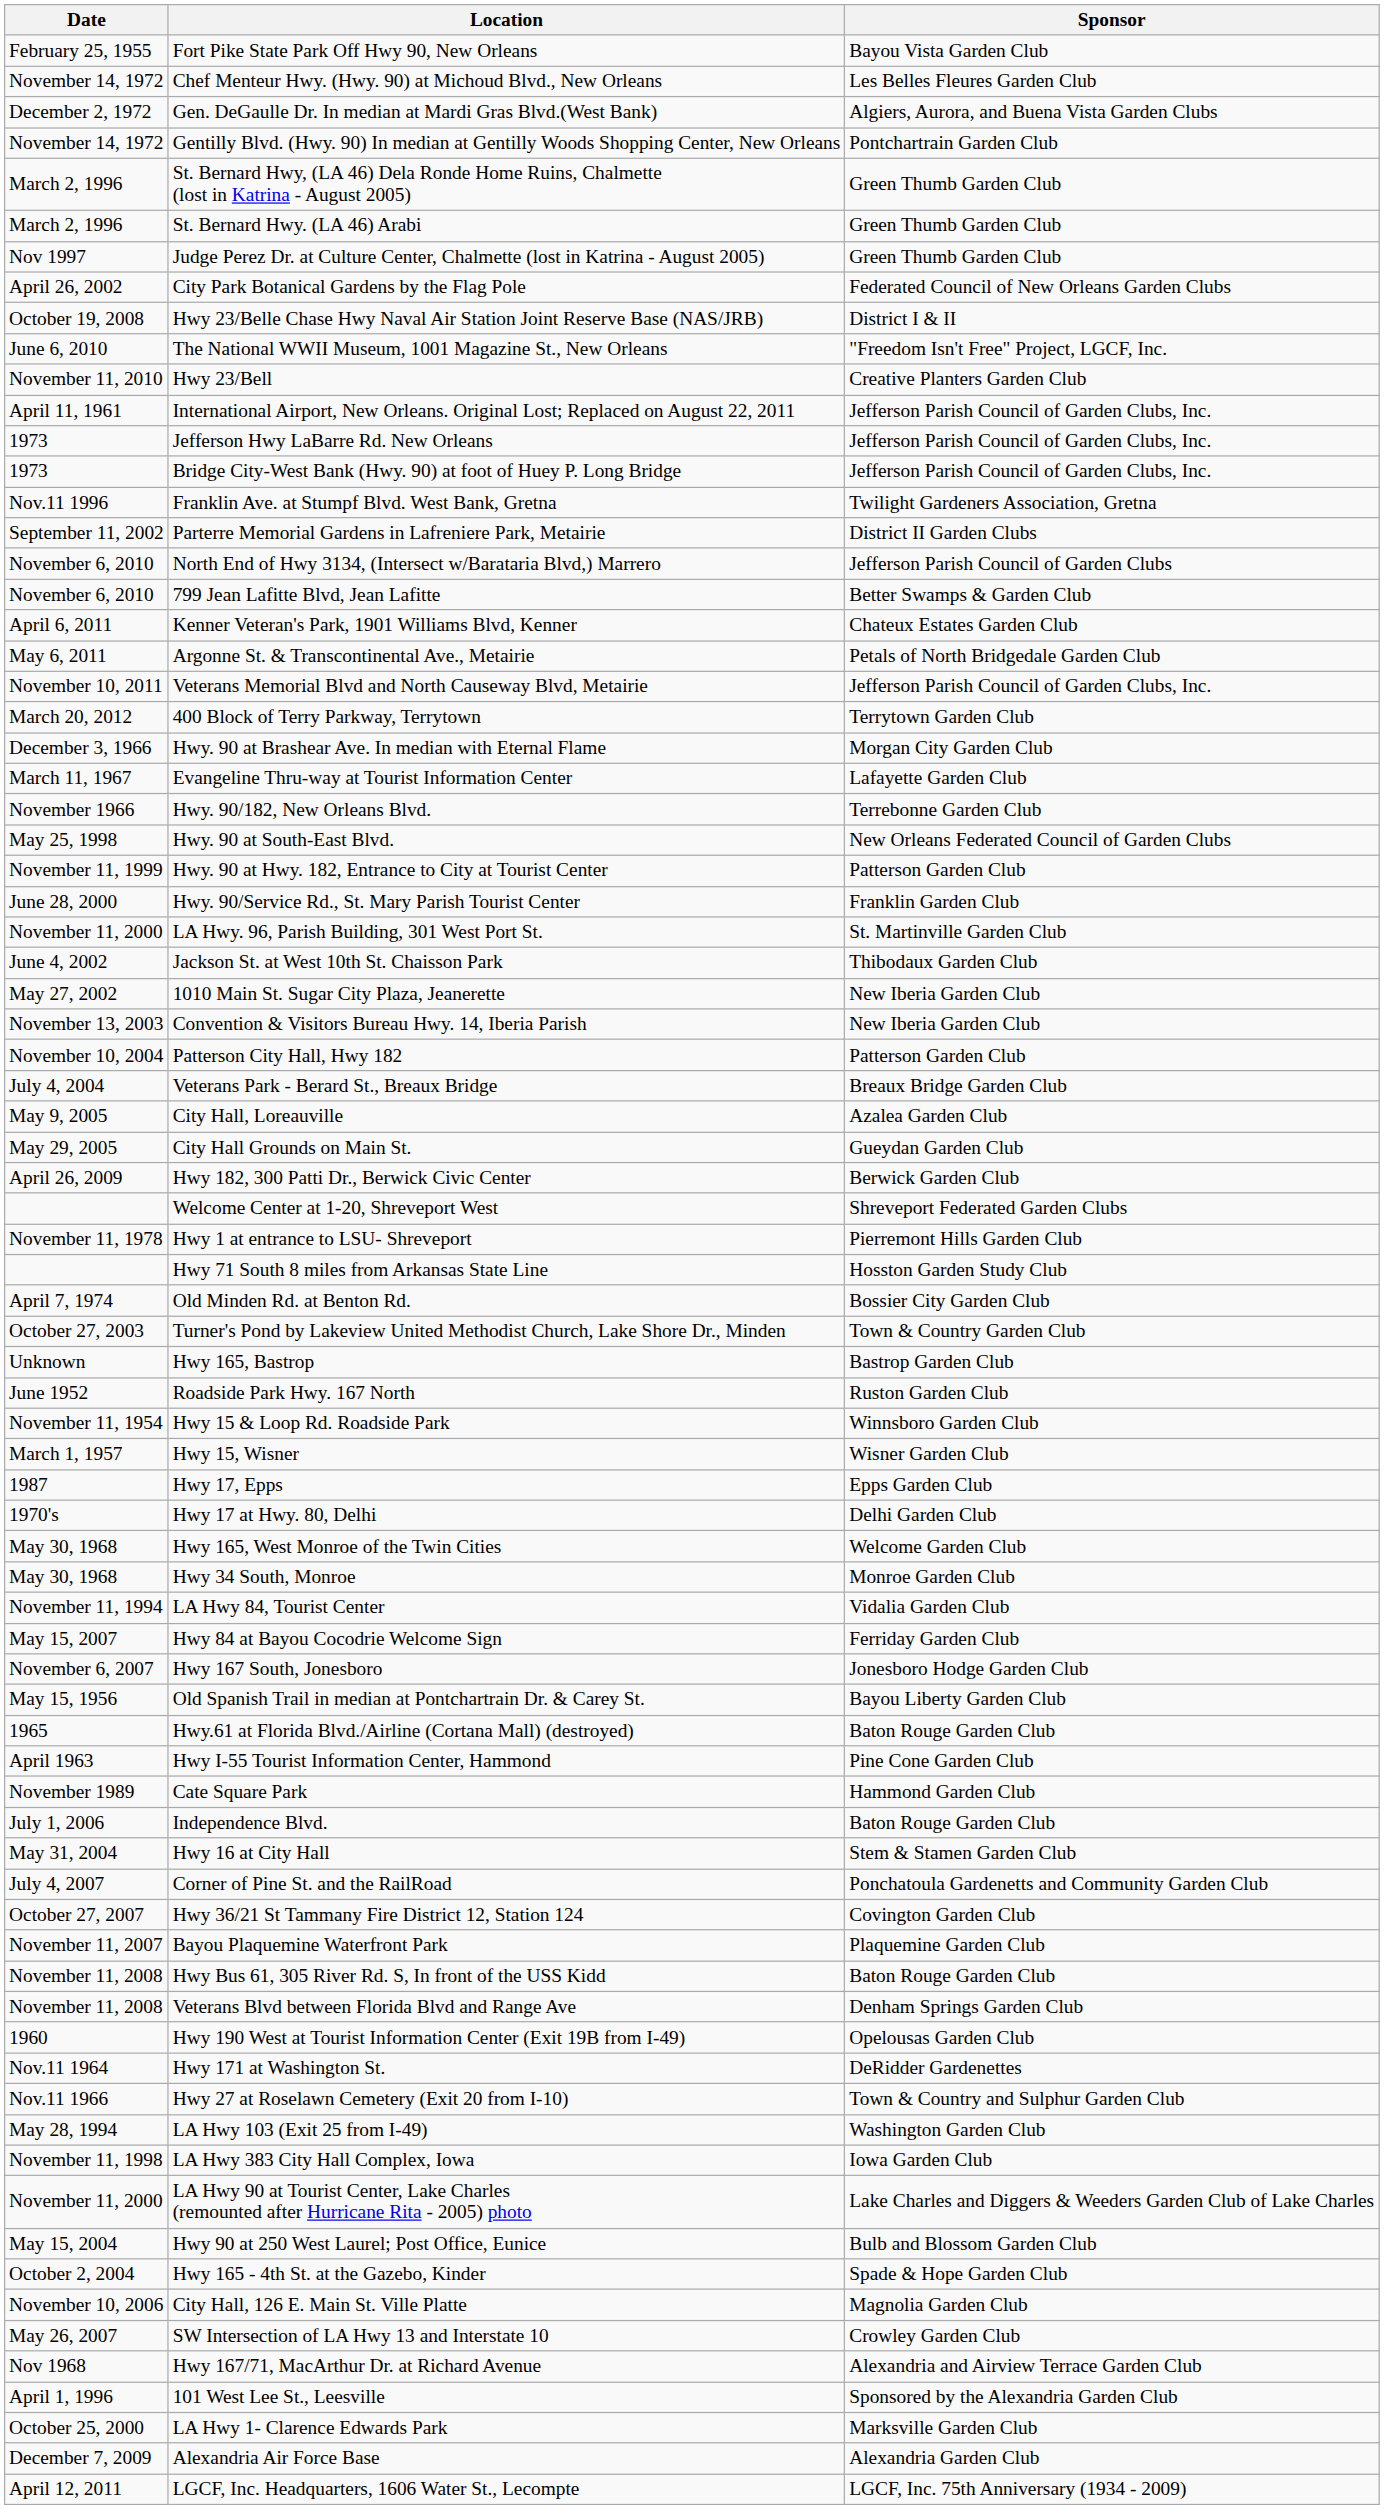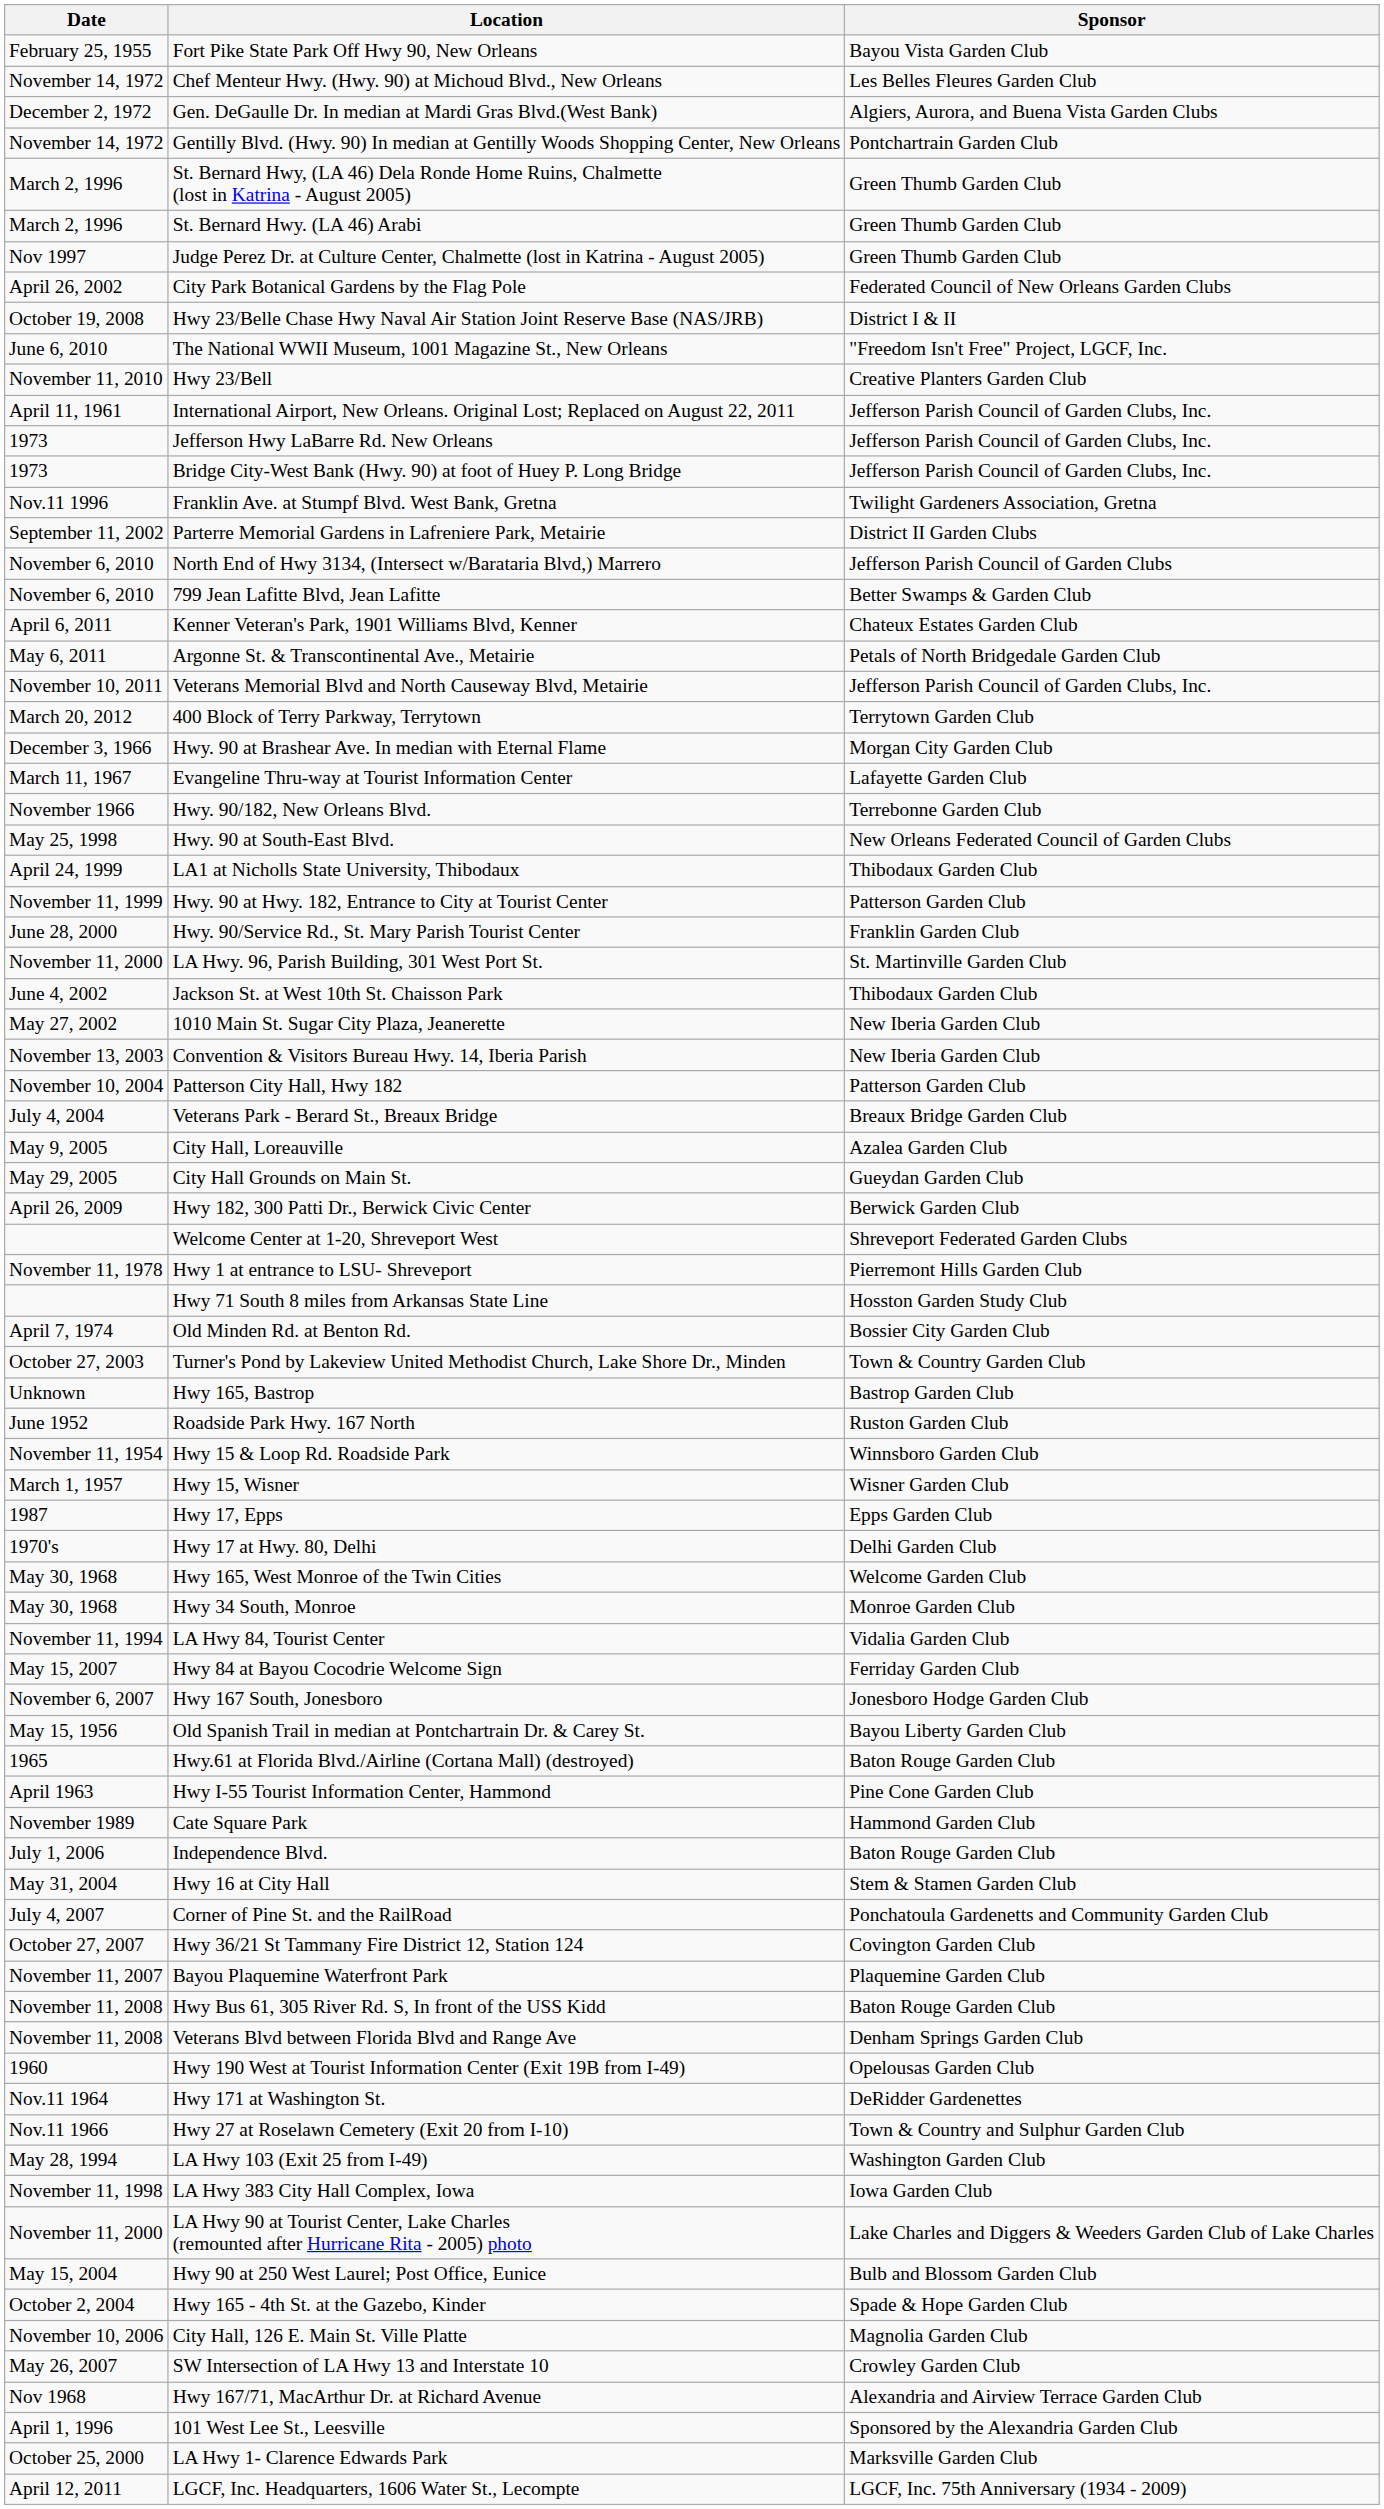+ row: (346, 870)
- row: (276, 2458)
